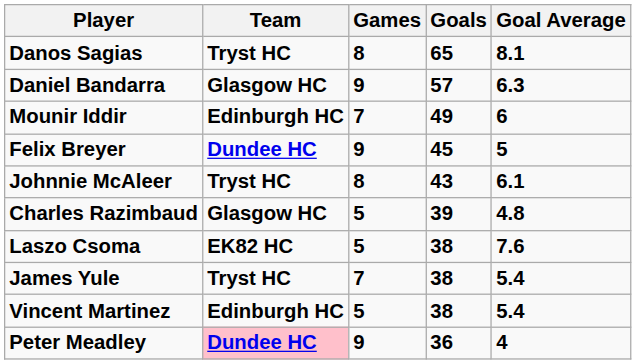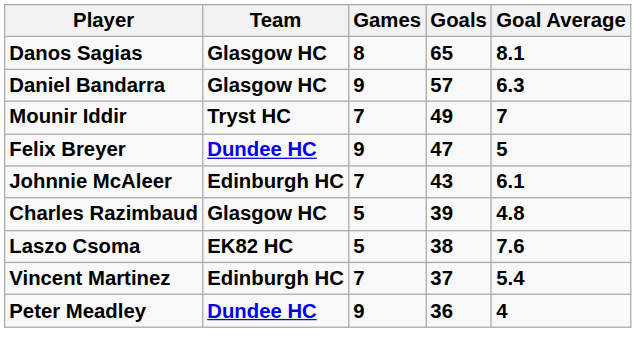(249, 52) Tryst HC -> (267, 52) Glasgow HC
(276, 117) Edinburgh HC -> (249, 117) Tryst HC
(502, 117) 6 -> (502, 117) 7
(442, 149) 45 -> (442, 149) 47
(249, 181) Tryst HC -> (276, 181) Edinburgh HC
(359, 181) 8 -> (359, 181) 7
- row: (64, 278)
(359, 310) 5 -> (359, 278) 7
(442, 310) 38 -> (442, 278) 37
(262, 342) pink background -> (262, 310) no background
